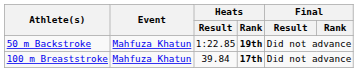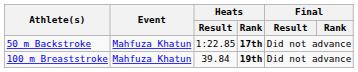(251, 43) 19th -> (251, 43) 17th
(251, 59) 17th -> (251, 59) 19th
